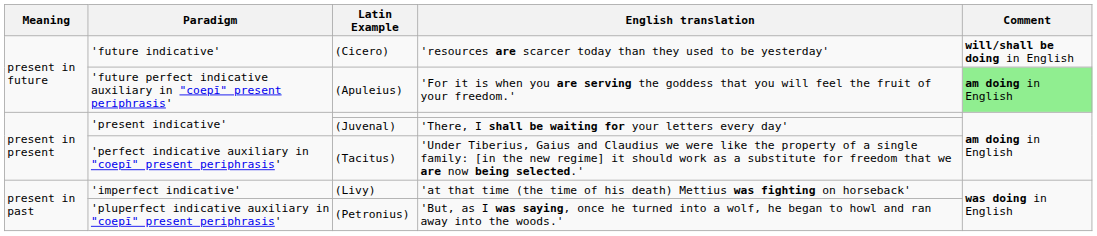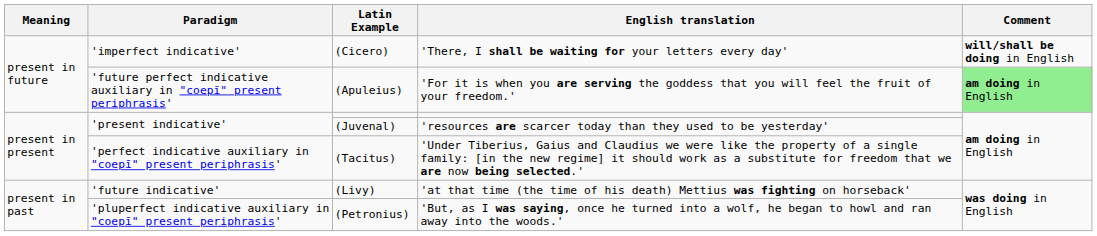(156, 52) 'future indicative' -> (166, 52) 'imperfect indicative'
(625, 52) 'resources are scarcer today than they used to be yesterday' -> (604, 52) 'There, I shall be waiting for your letters every day'
(604, 127) 'There, I shall be waiting for your letters every day' -> (625, 127) 'resources are scarcer today than they used to be yesterday'
(166, 190) 'imperfect indicative' -> (156, 190) 'future indicative'
